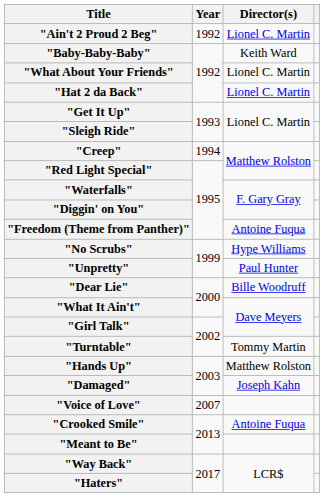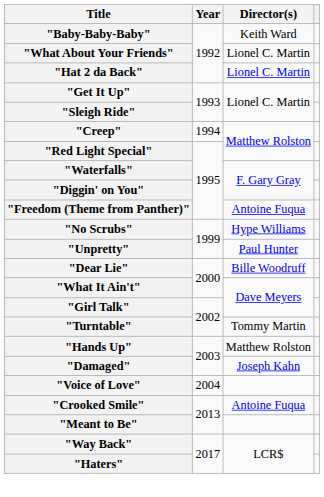- row: (99, 33)
(208, 405) 2007 -> (208, 385) 2004
